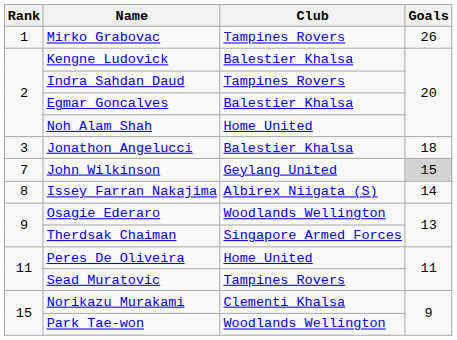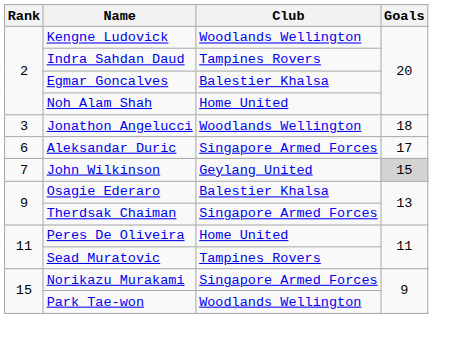- row: (103, 38)
(288, 60) Balestier Khalsa -> (280, 38) Woodlands Wellington
(288, 148) Balestier Khalsa -> (280, 126) Woodlands Wellington
+ row: (112, 148)
- row: (132, 192)
(305, 214) Woodlands Wellington -> (264, 192) Balestier Khalsa
(284, 302) Clementi Khalsa -> (288, 280) Singapore Armed Forces
